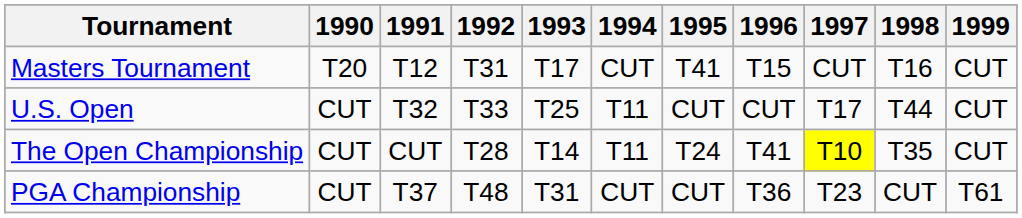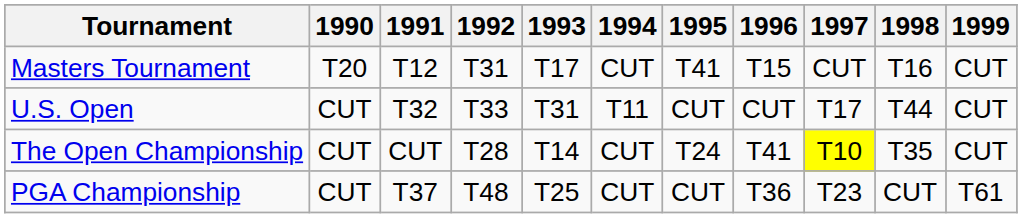(557, 109) T25 -> (557, 109) T31
(627, 151) T11 -> (627, 151) CUT
(557, 192) T31 -> (557, 192) T25
